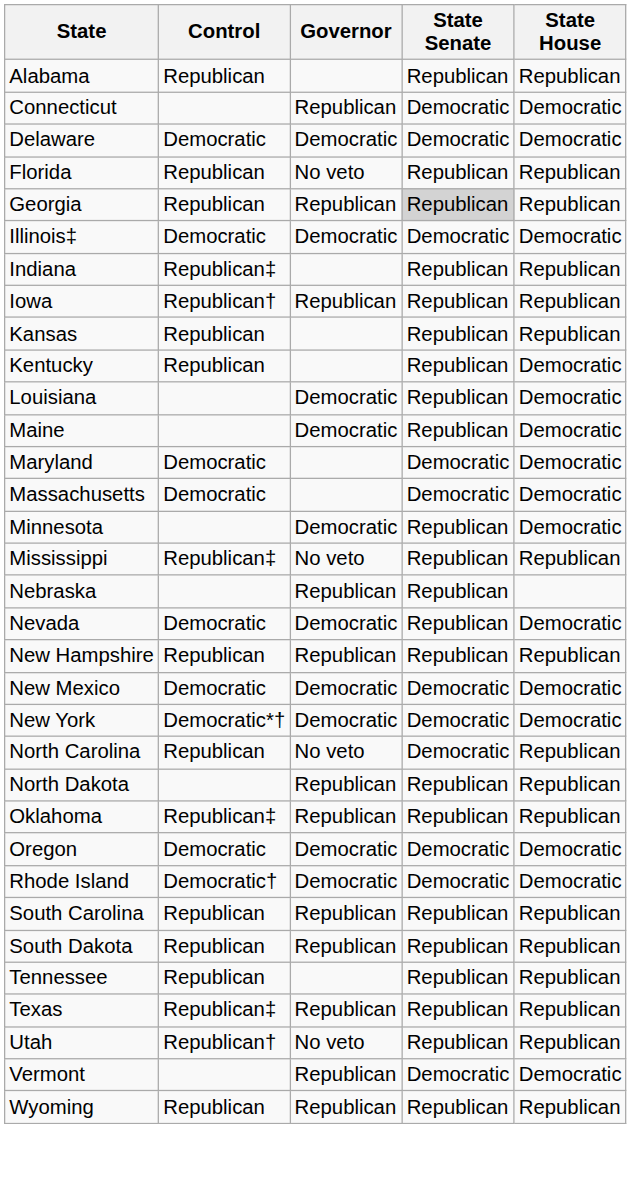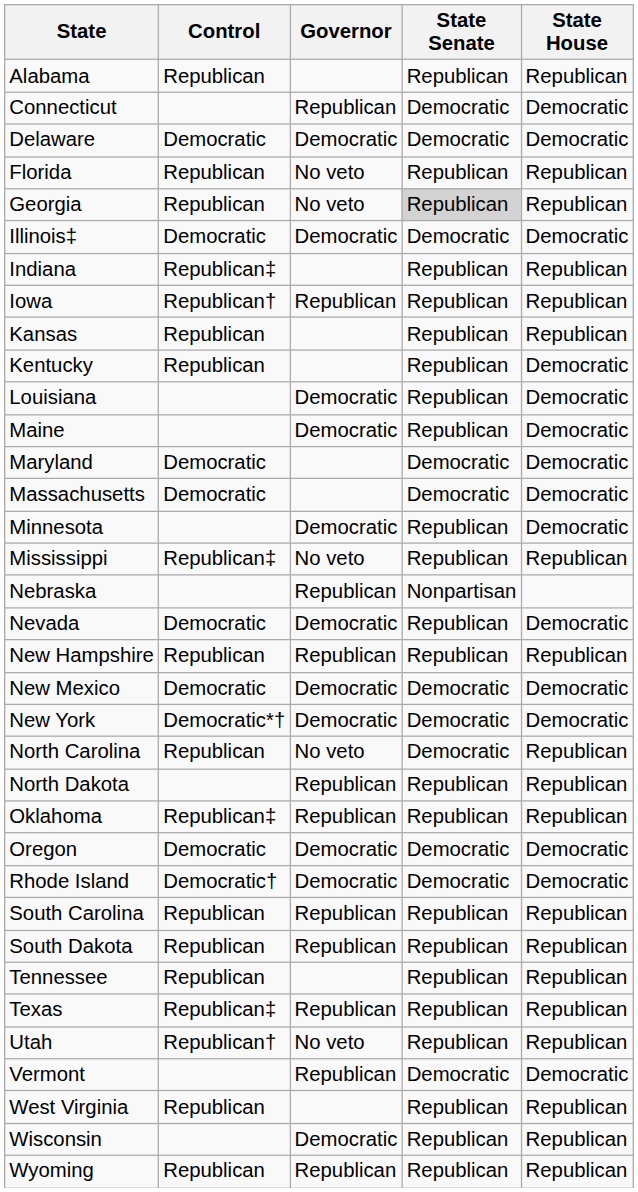(345, 204) Republican -> (330, 204) No veto
(458, 591) Republican -> (461, 591) Nonpartisan
+ row: (69, 1106)
+ row: (56, 1139)
